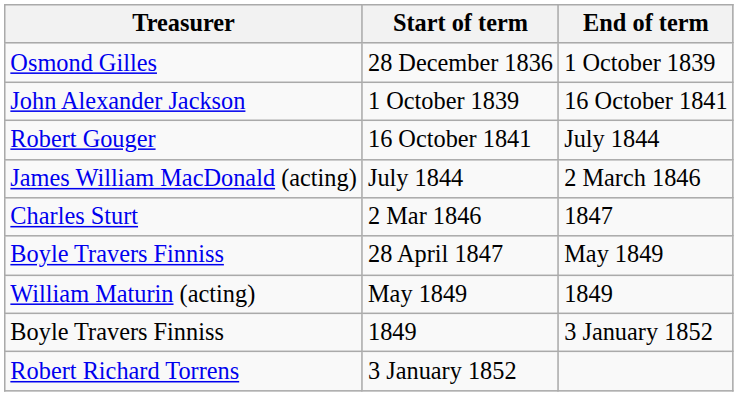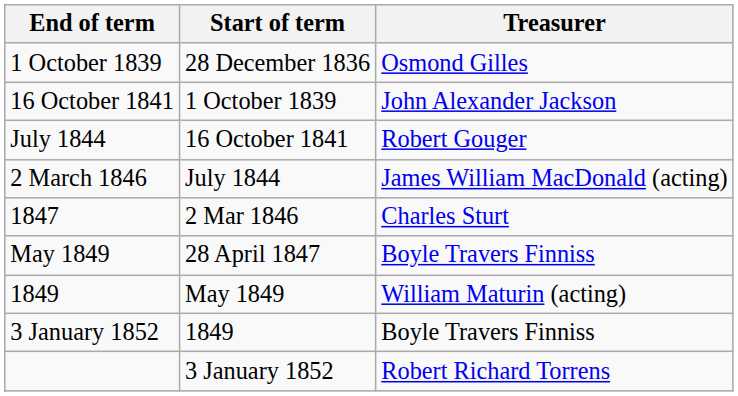columns swapped: (184, 23) <-> (646, 23)
